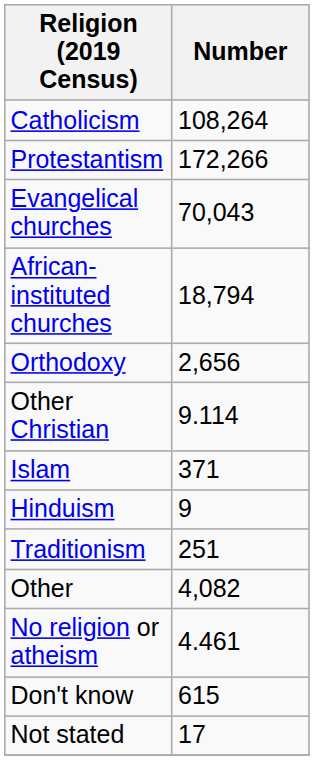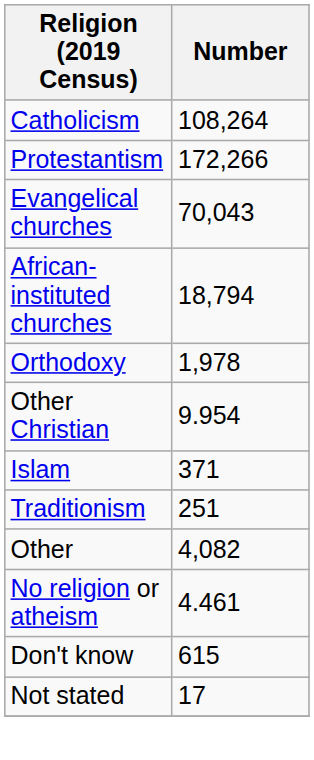(209, 362) 2,656 -> (209, 362) 1,978
(208, 416) 9.114 -> (209, 416) 9.954
- row: (63, 509)
